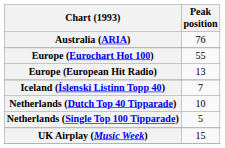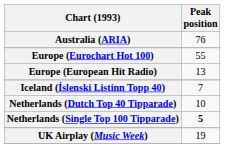(201, 119) normal -> (201, 119) bold
(201, 135) 15 -> (201, 135) 19
